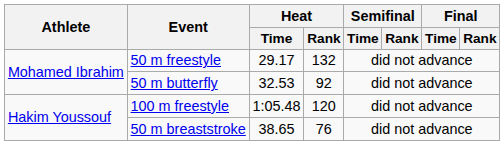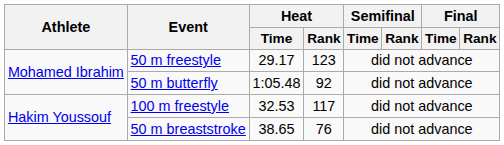(324, 60) 132 -> (324, 60) 123
(277, 83) 32.53 -> (277, 83) 1:05.48
(277, 106) 1:05.48 -> (277, 106) 32.53
(324, 106) 120 -> (324, 106) 117
